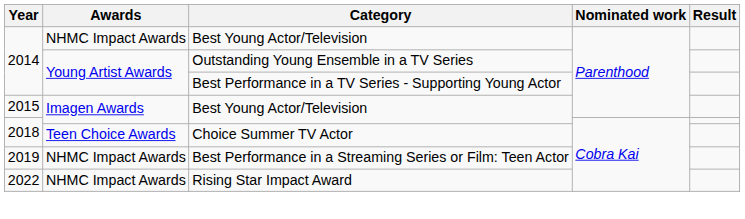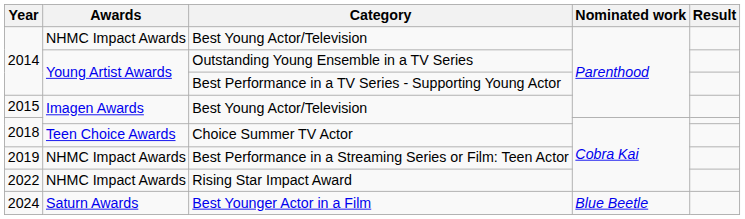+ row: (24, 203)
